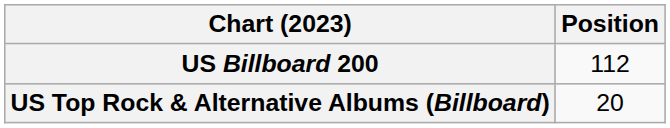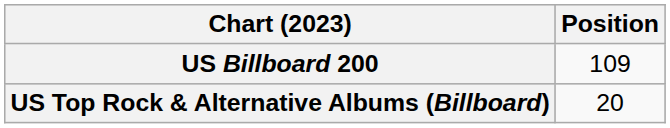(610, 63) 112 -> (610, 63) 109
